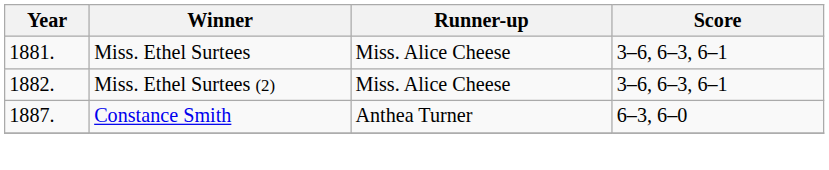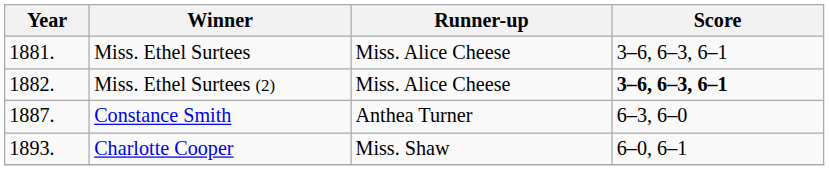(672, 84) normal -> (672, 84) bold
+ row: (164, 148)
